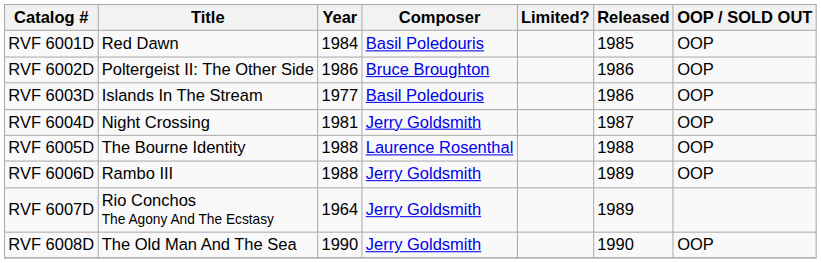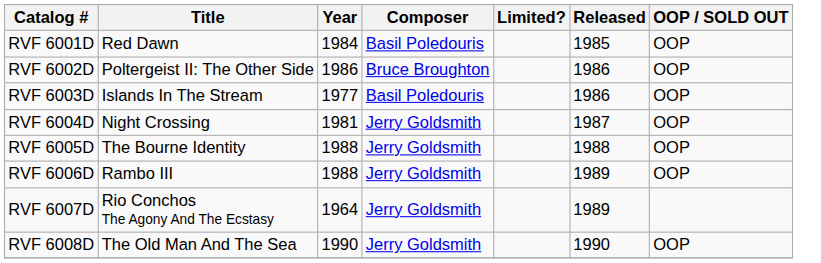(440, 148) Laurence Rosenthal -> (423, 148) Jerry Goldsmith
